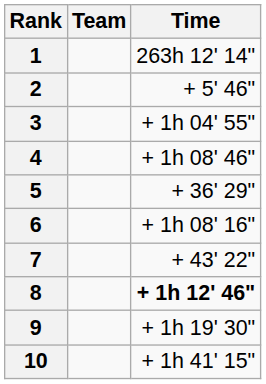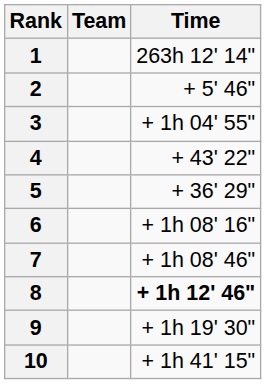(198, 157) + 1h 08' 46" -> (213, 157) + 43' 22"
(213, 259) + 43' 22" -> (198, 259) + 1h 08' 46"
